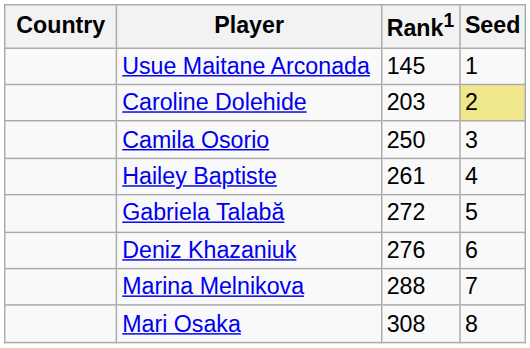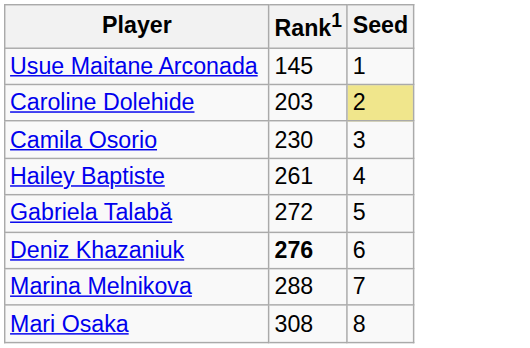- column: (61, 26)
(406, 139) 250 -> (294, 139) 230
(406, 249) normal -> (294, 249) bold
